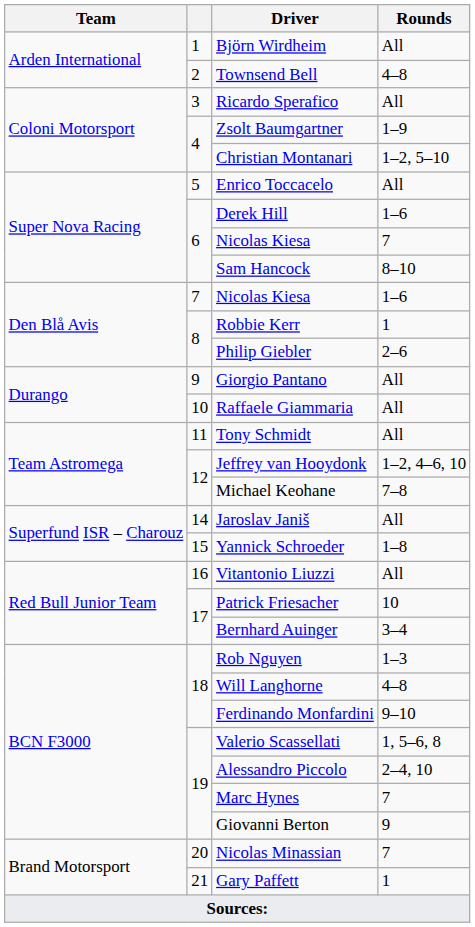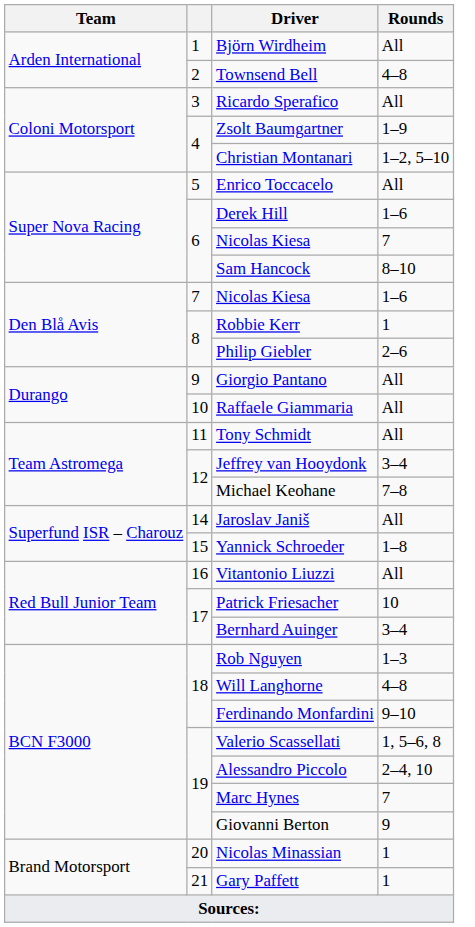(424, 463) 1–2, 4–6, 10 -> (394, 463) 3–4
(386, 852) 7 -> (386, 852) 1
